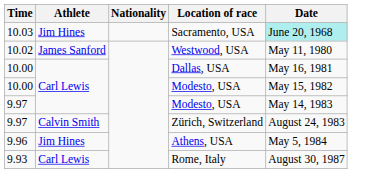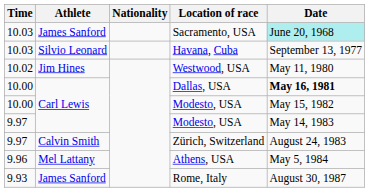(61, 31) Jim Hines -> (72, 31) James Sanford
+ row: (20, 50)
(72, 50) James Sanford -> (61, 68) Jim Hines
(300, 68) normal -> (302, 86) bold
(61, 141) Jim Hines -> (67, 159) Mel Lattany
(64, 159) Carl Lewis -> (72, 178) James Sanford
